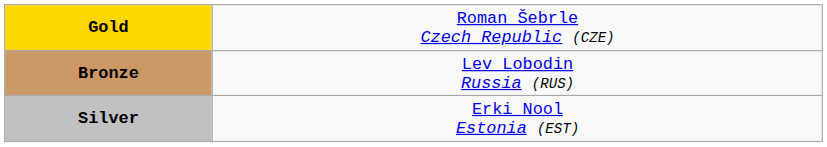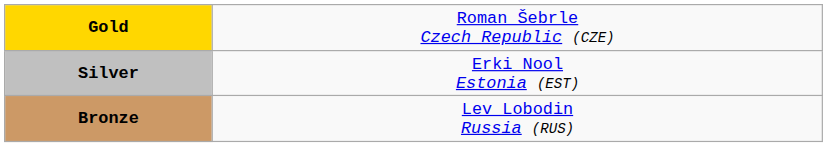rows swapped: (108, 119) <-> (108, 73)
